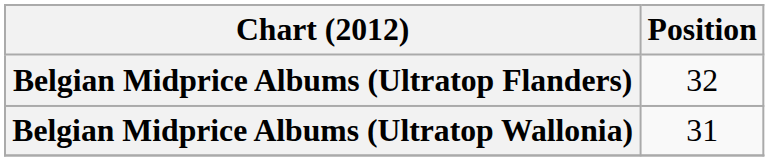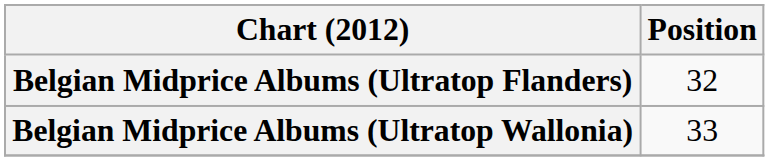(702, 130) 31 -> (702, 130) 33
